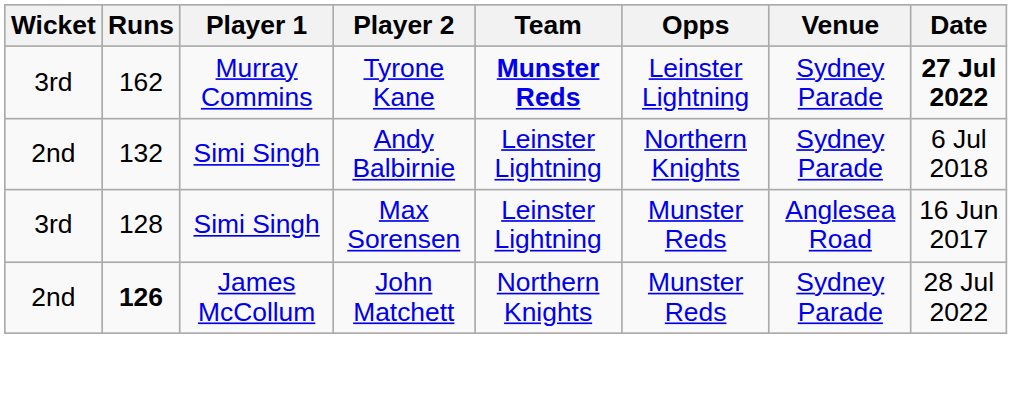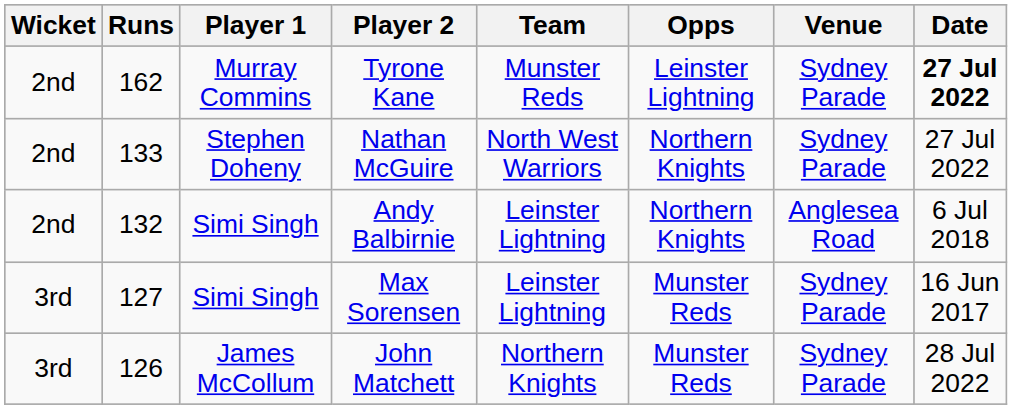(53, 82) 3rd -> (53, 82) 2nd
(548, 82) bold -> (552, 82) normal
+ row: (404, 153)
(840, 153) Sydney Parade -> (843, 225) Anglesea Road
(141, 225) 128 -> (141, 296) 127
(840, 225) Anglesea Road -> (843, 296) Sydney Parade
(53, 296) 2nd -> (53, 368) 3rd
(141, 296) bold -> (141, 368) normal
